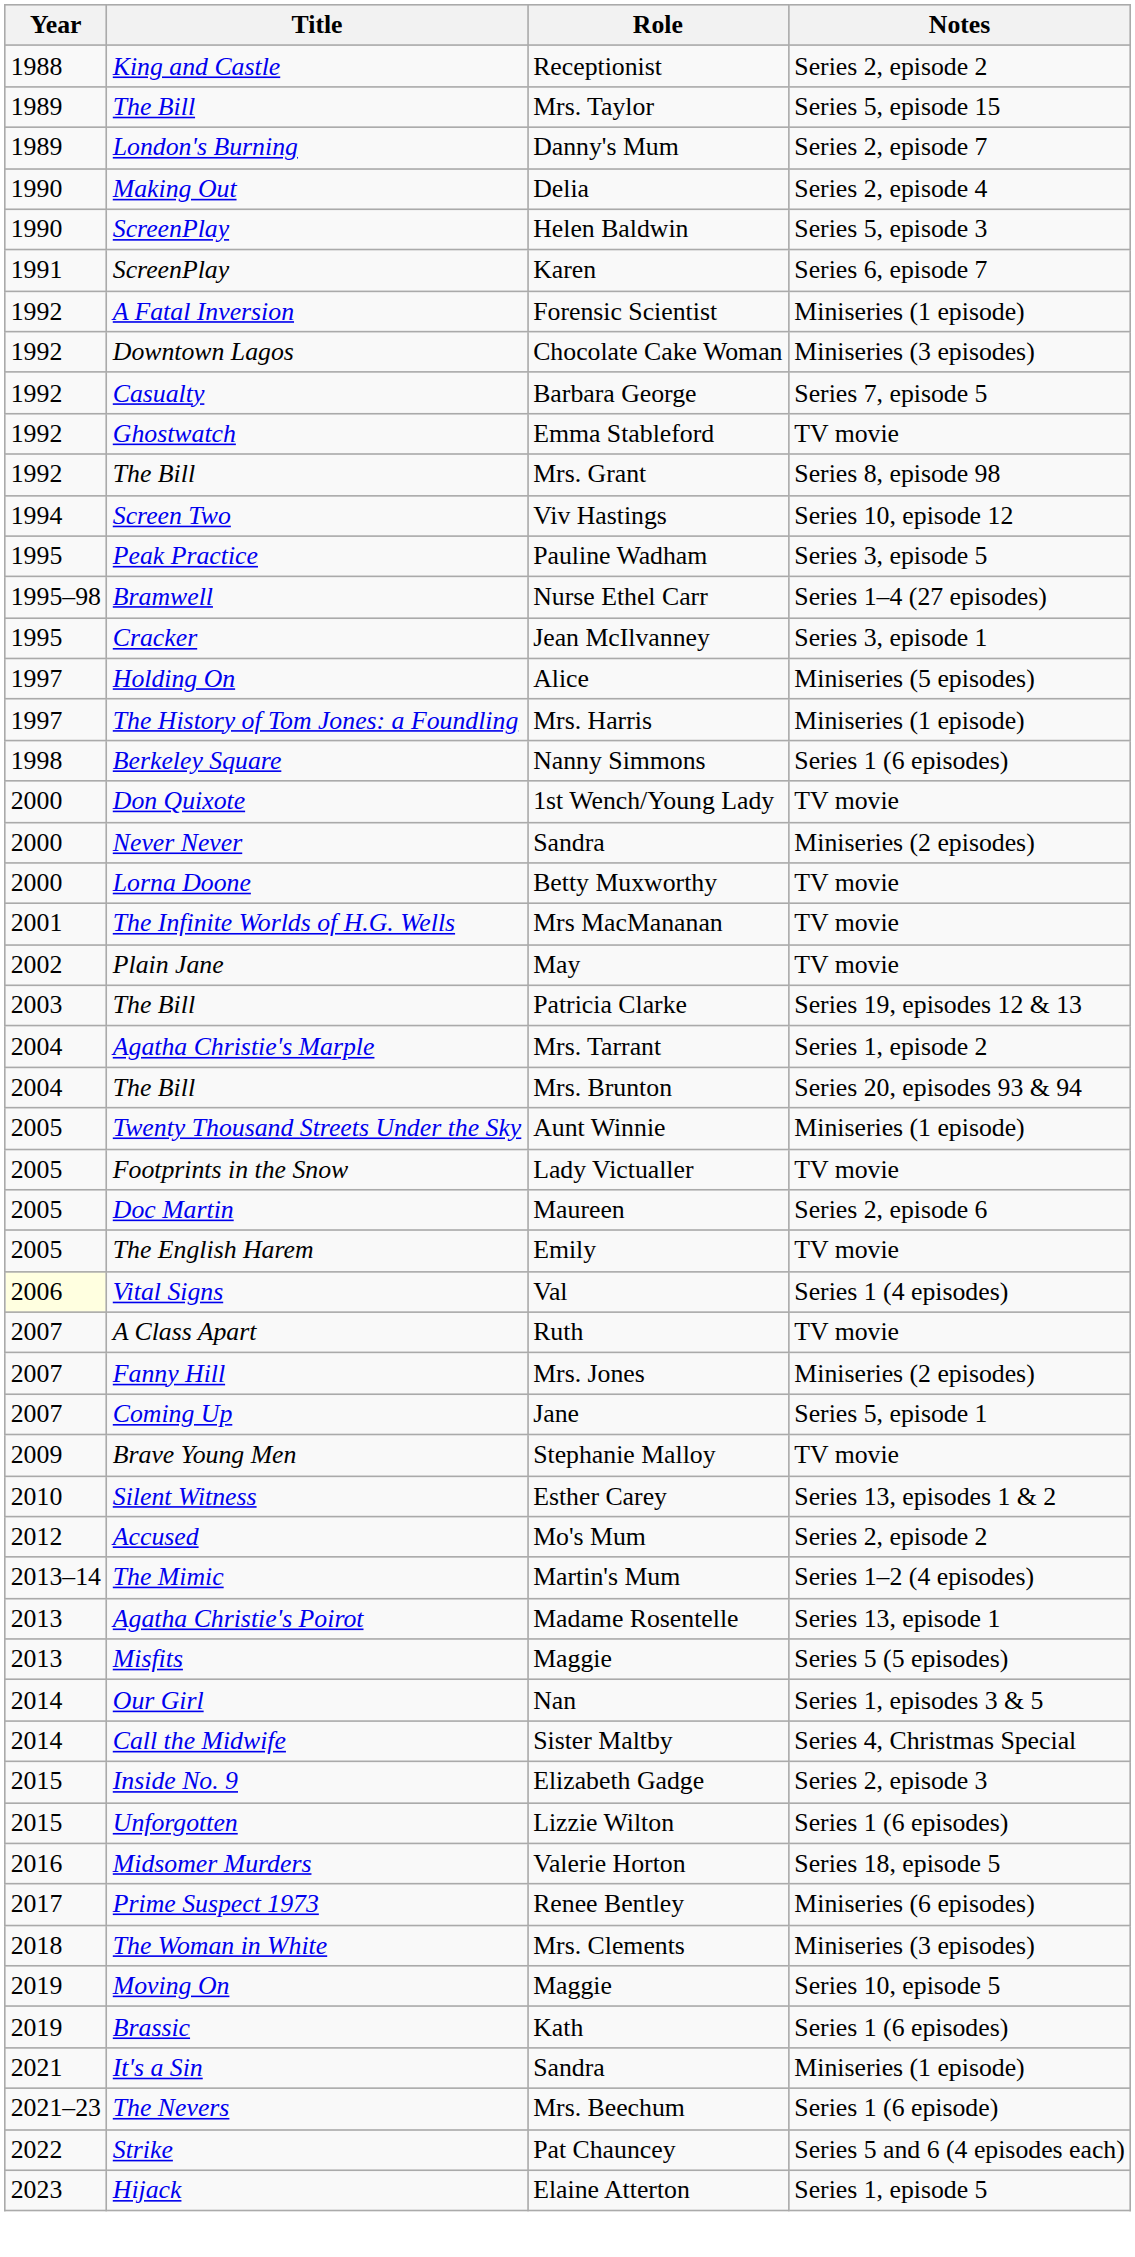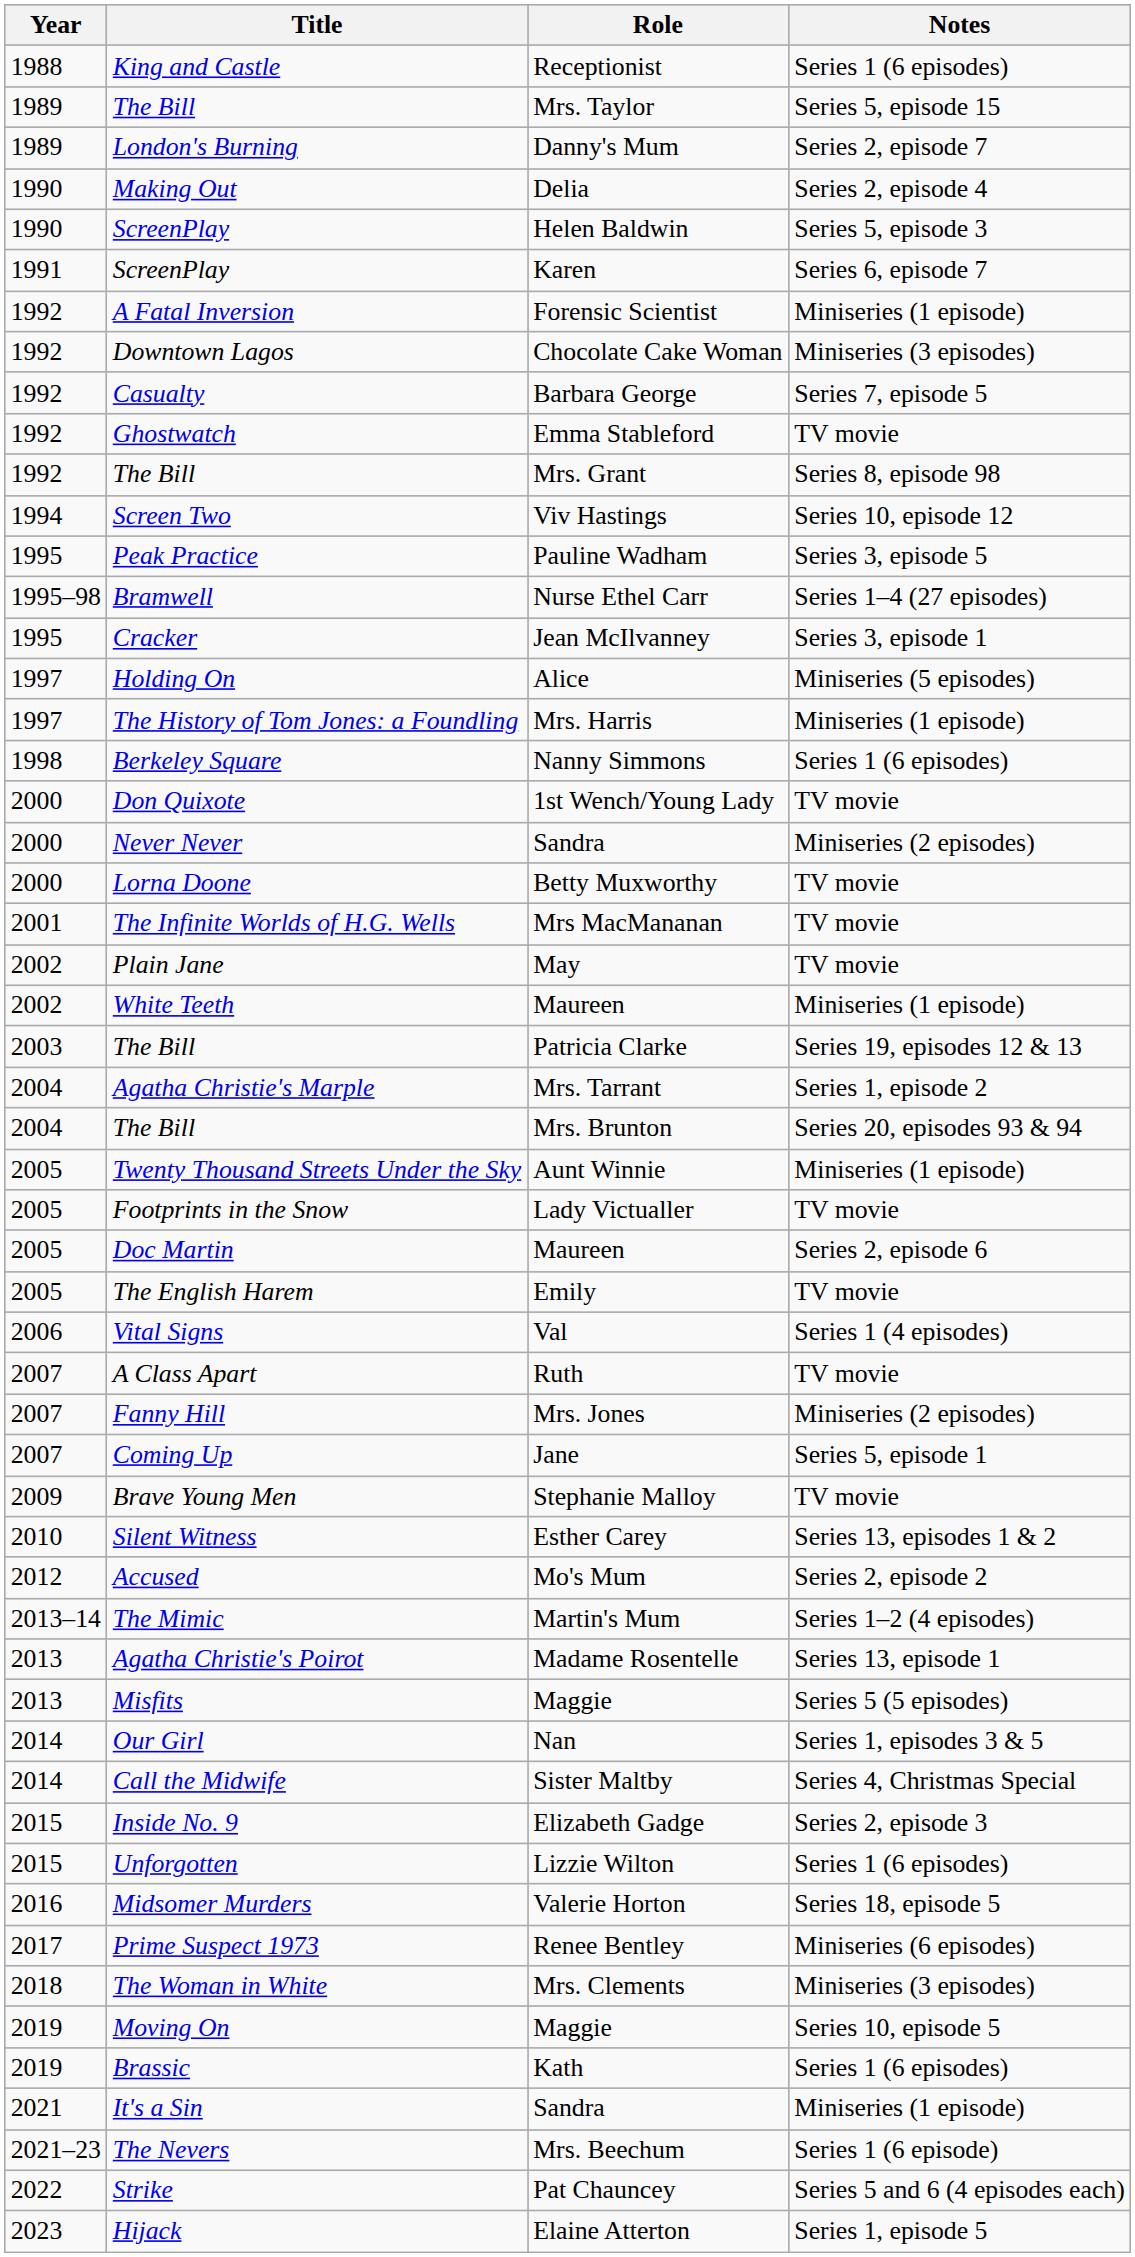(891, 65) Series 2, episode 2 -> (901, 65) Series 1 (6 episodes)
+ row: (173, 1005)
(37, 1291) lightyellow background -> (37, 1332) no background
